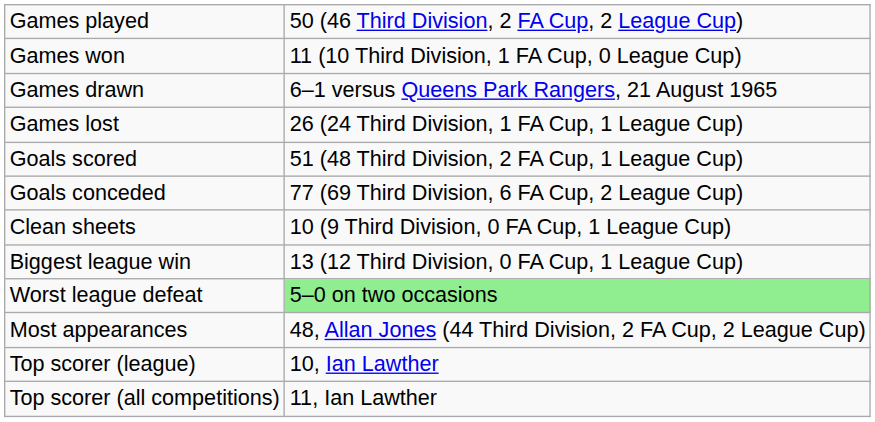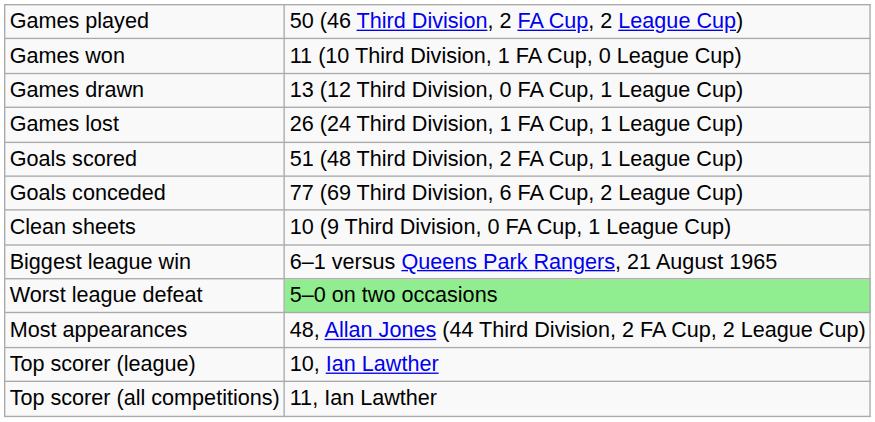(533, 90) 6–1 versus Queens Park Rangers, 21 August 1965 -> (516, 90) 13 (12 Third Division, 0 FA Cup, 1 League Cup)
(516, 261) 13 (12 Third Division, 0 FA Cup, 1 League Cup) -> (533, 261) 6–1 versus Queens Park Rangers, 21 August 1965
